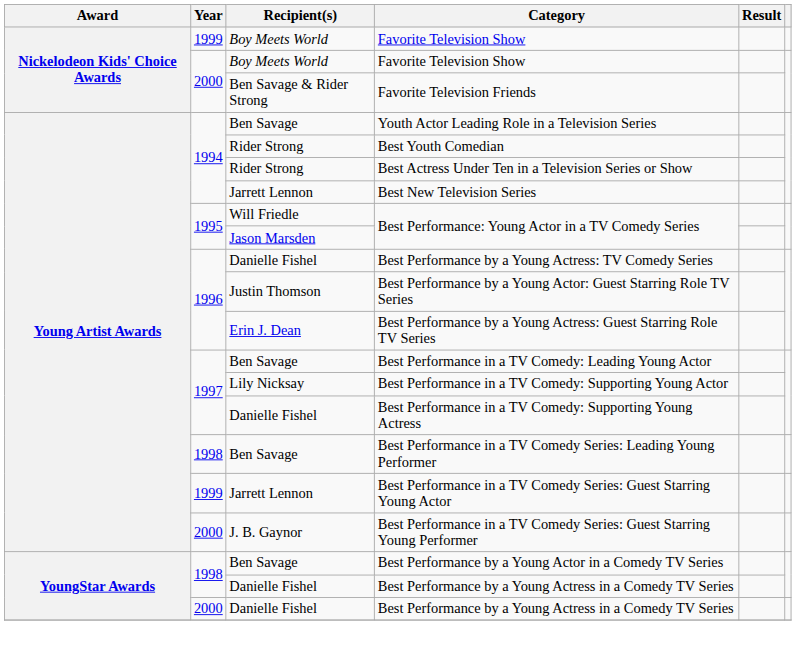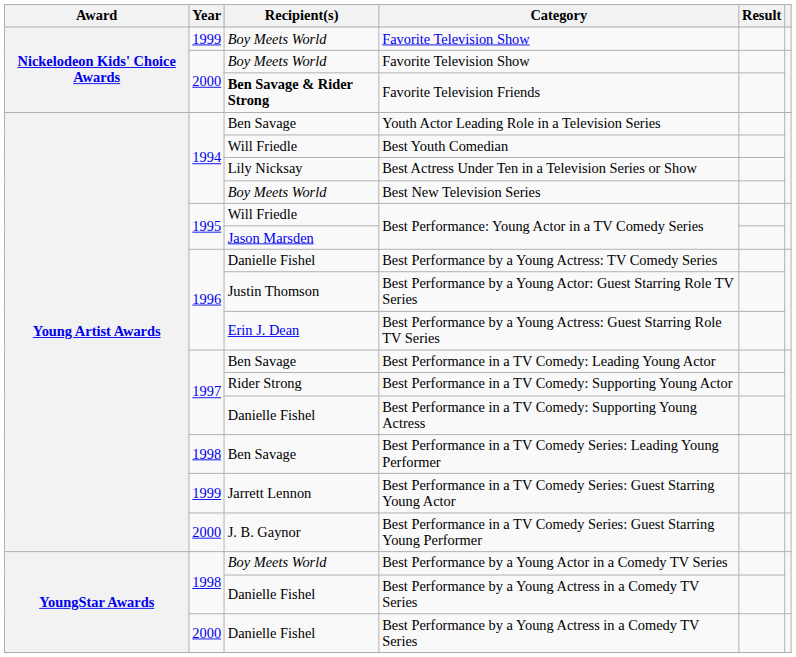(289, 92) normal -> (290, 92) bold
(266, 146) Rider Strong -> (262, 146) Will Friedle
(266, 169) Rider Strong -> (265, 169) Lily Nicksay
(271, 191) Jarrett Lennon -> (277, 191) Boy Meets World
(267, 384) Lily Nicksay -> (265, 384) Rider Strong
(264, 563) Ben Savage -> (277, 563) Boy Meets World
